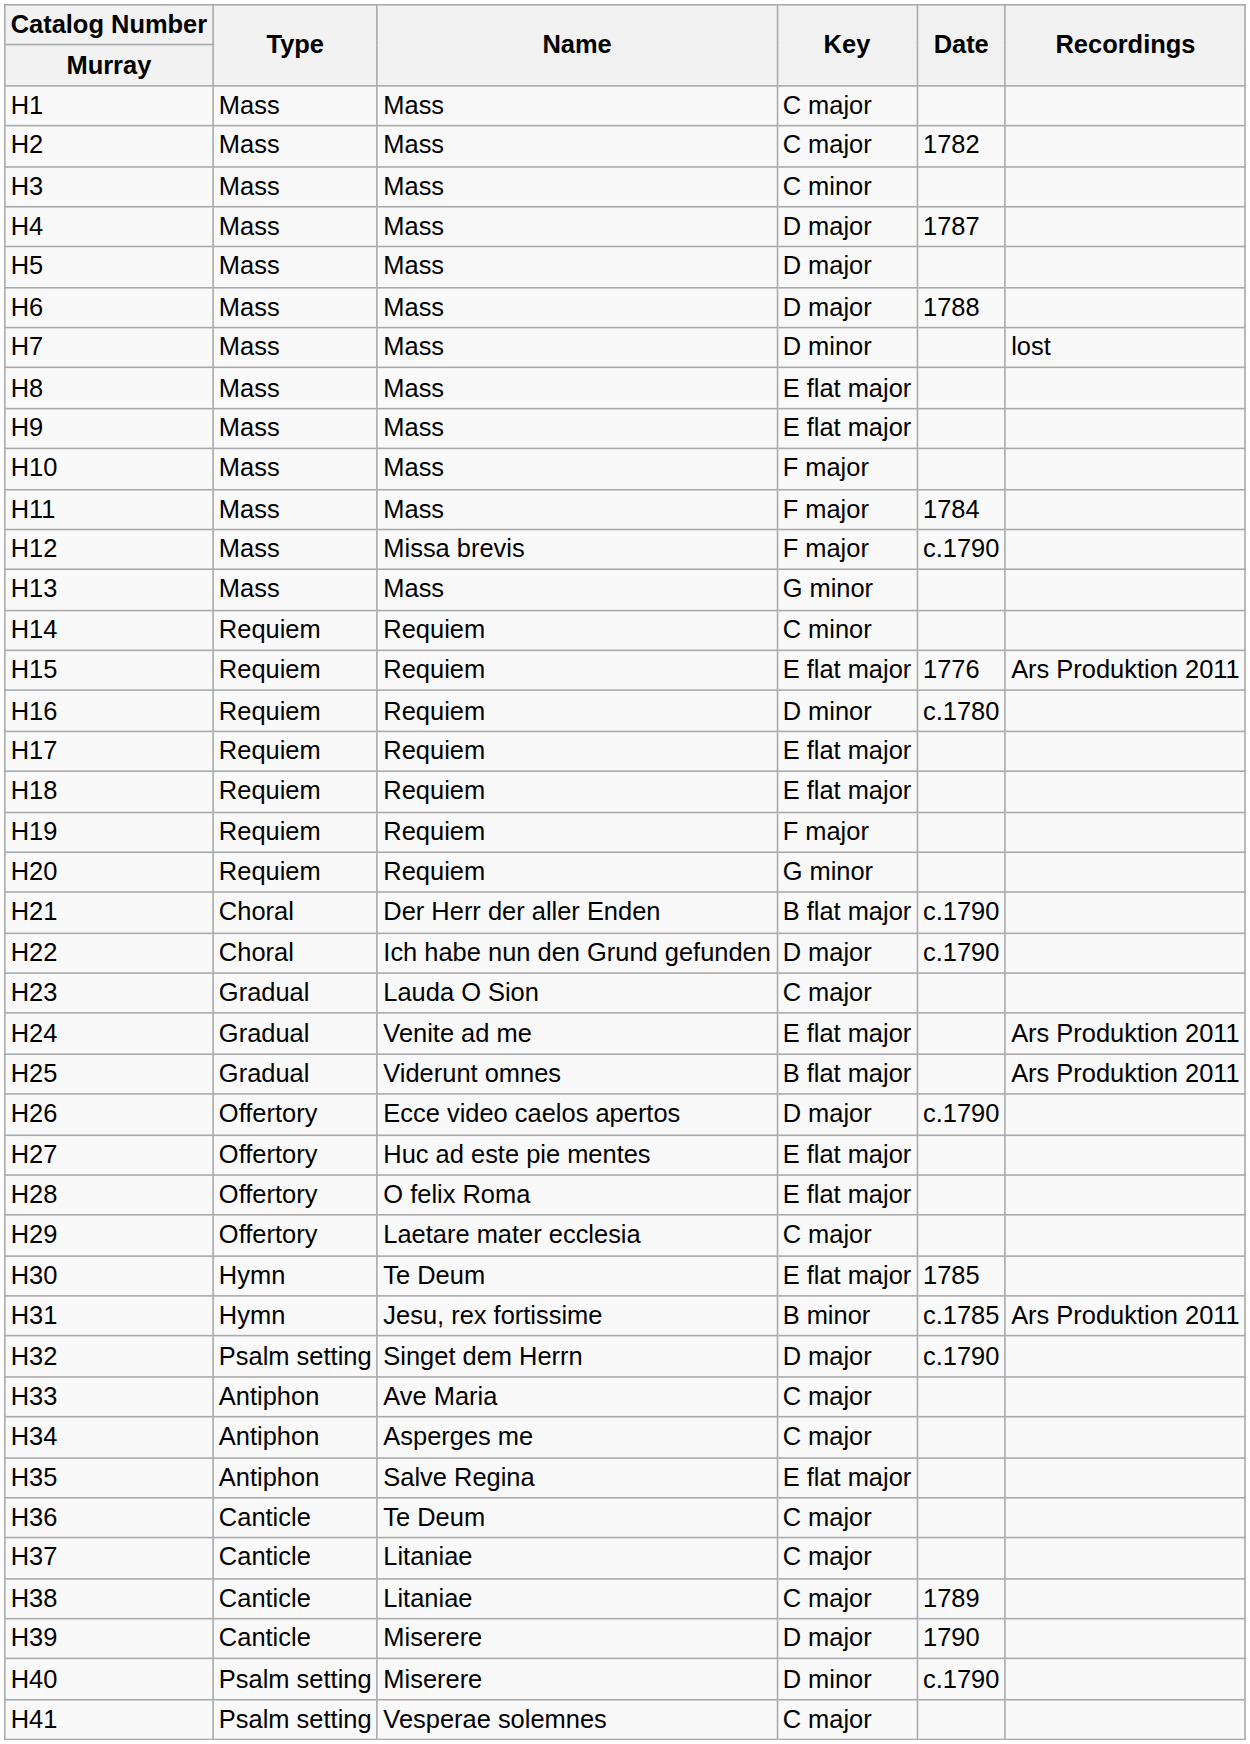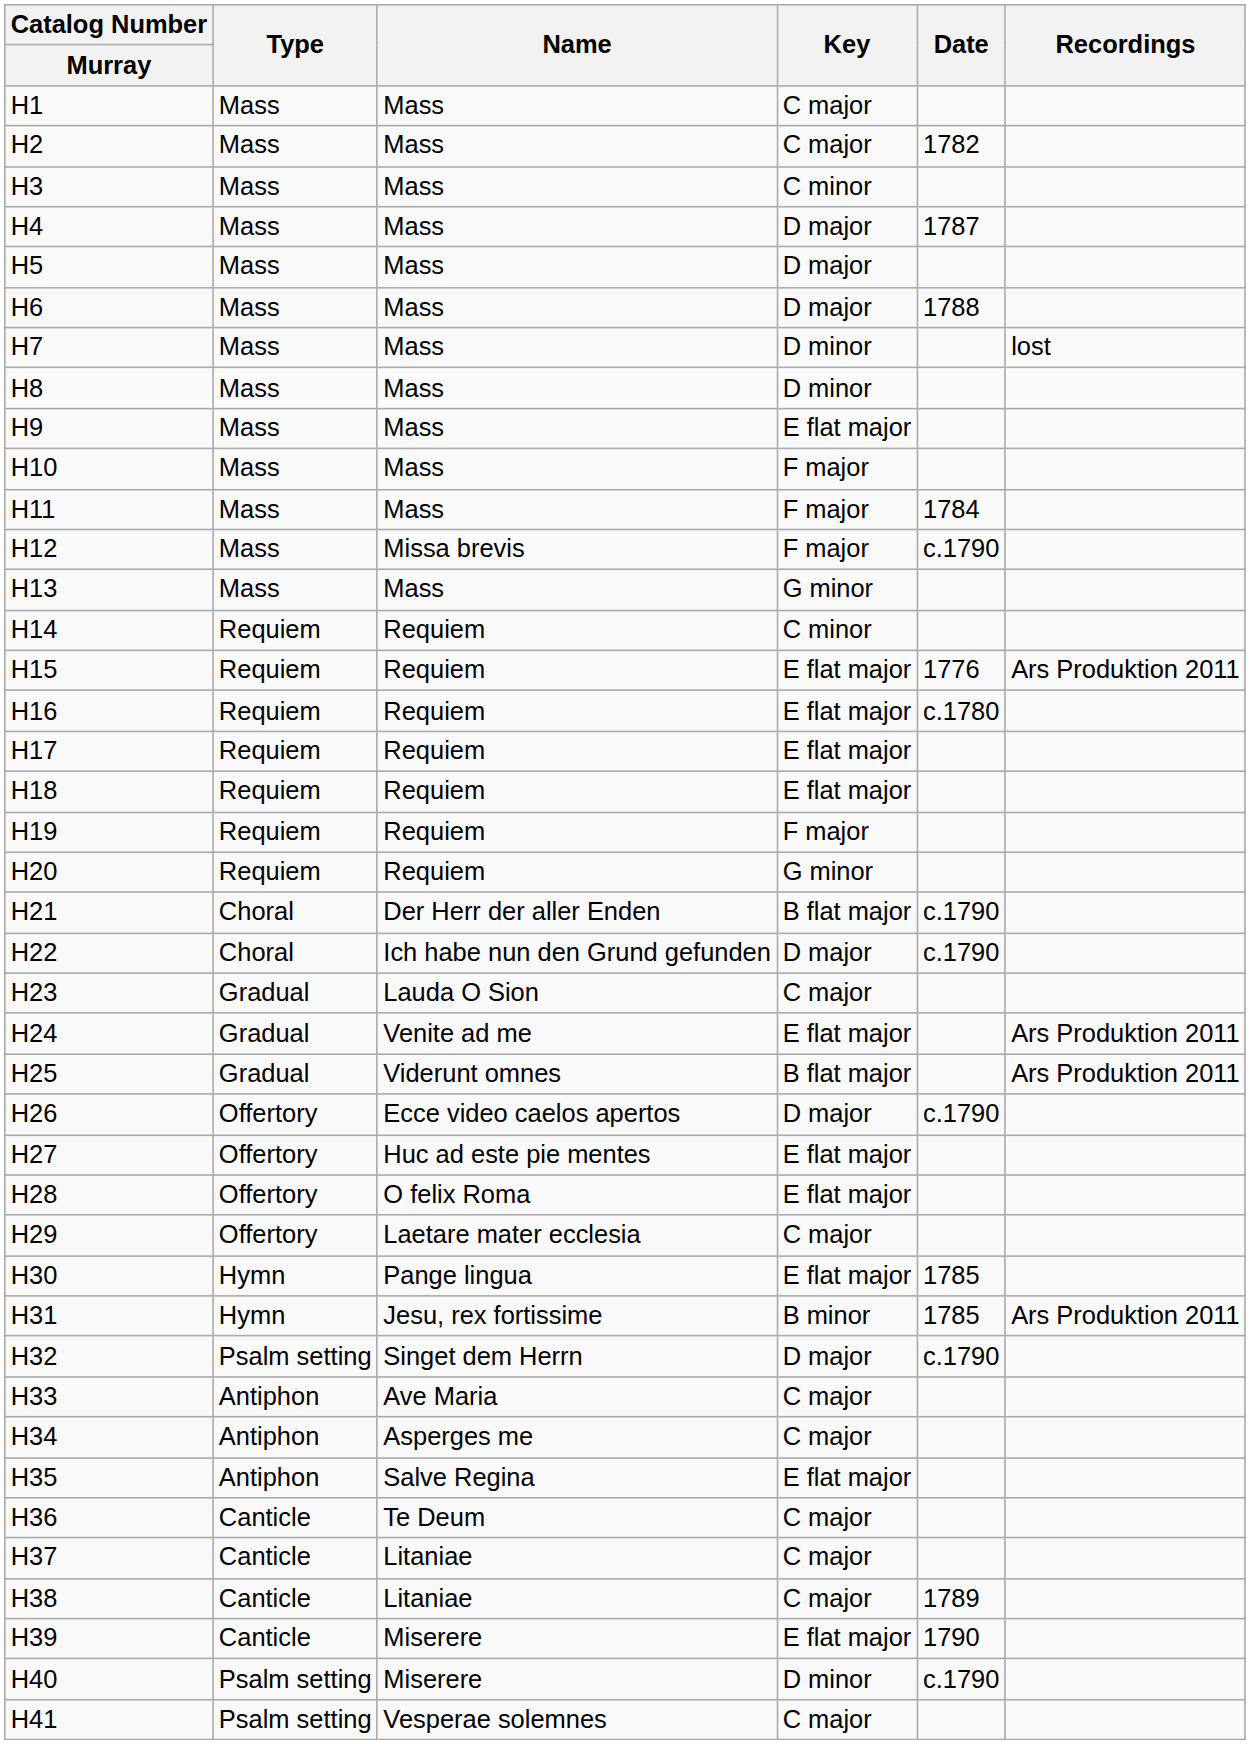(847, 387) E flat major -> (827, 387) D minor
(827, 710) D minor -> (847, 710) E flat major
(434, 1275) Te Deum -> (458, 1275) Pange lingua
(961, 1315) c.1785 -> (951, 1315) 1785
(827, 1638) D major -> (847, 1638) E flat major
